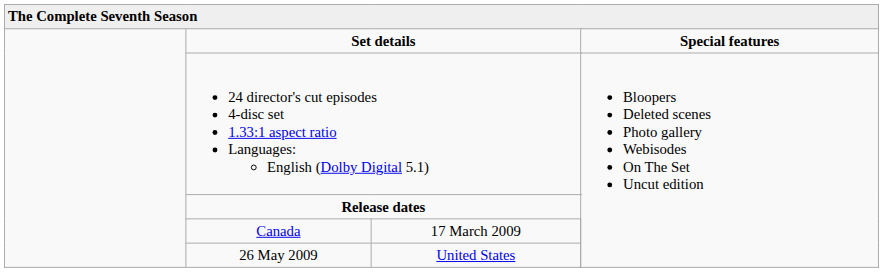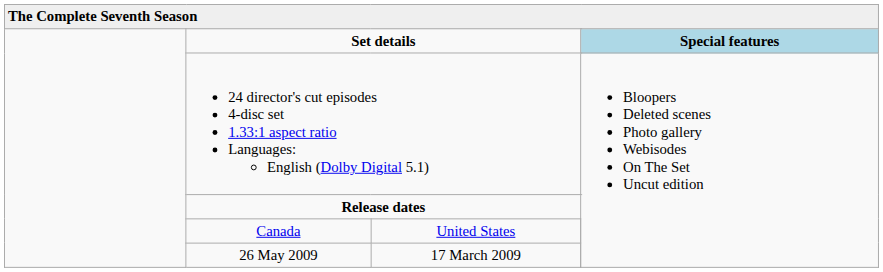(730, 41) no background -> (730, 41) lightblue background
(476, 230) 17 March 2009 -> (476, 230) United States
(476, 255) United States -> (476, 255) 17 March 2009
